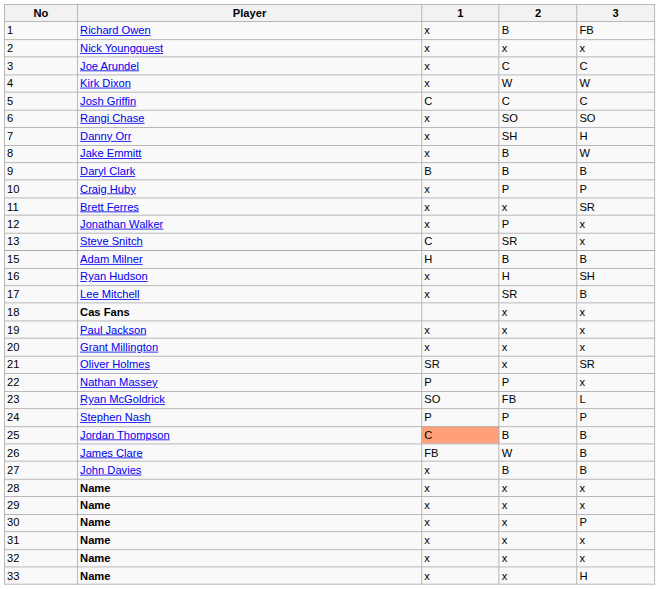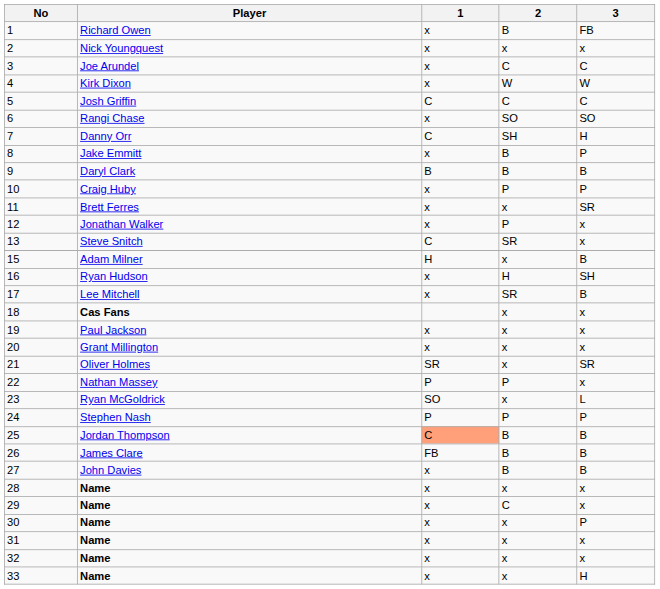(427, 136) x -> (428, 136) C
(585, 153) W -> (583, 153) P
(506, 259) B -> (505, 259) x
(509, 400) FB -> (505, 400) x
(507, 452) W -> (506, 452) B
(505, 505) x -> (506, 505) C
